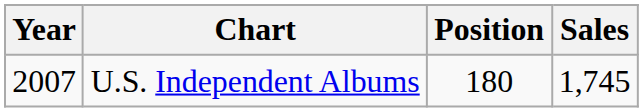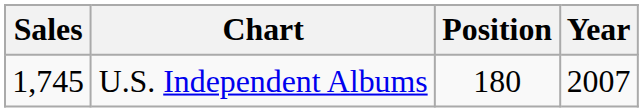columns swapped: (44, 29) <-> (595, 29)
